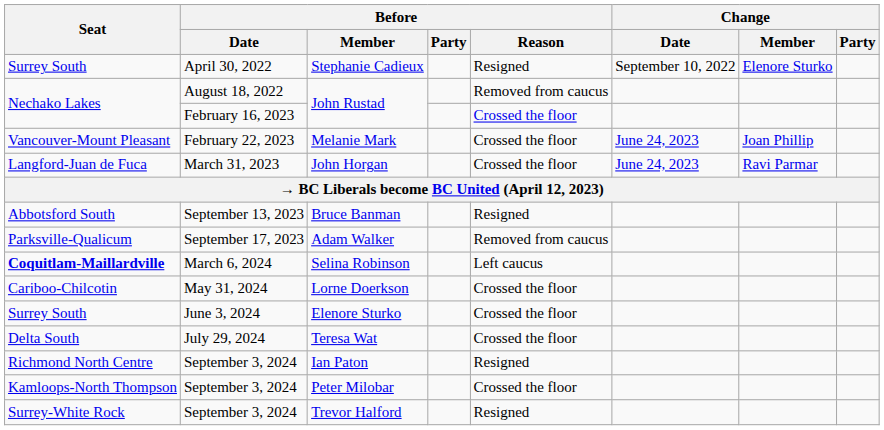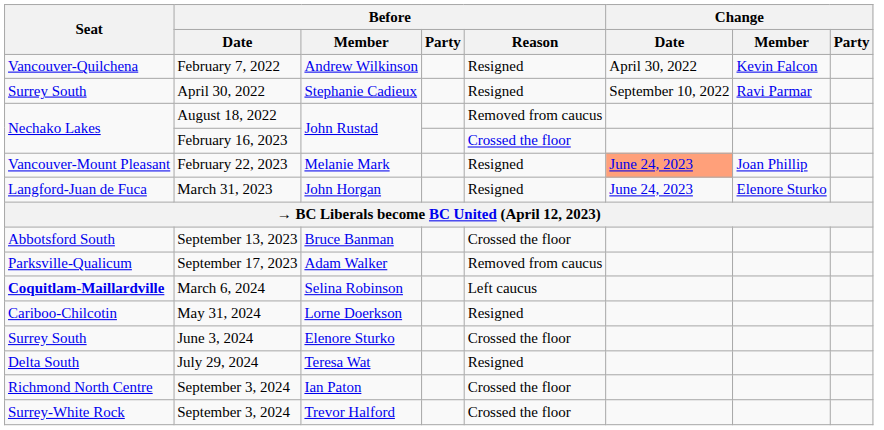+ row: (229, 66)
(788, 66) Elenore Sturko -> (774, 91) Ravi Parmar
(525, 140) Crossed the floor -> (496, 165) Resigned
(657, 140) no background -> (651, 165) lightsalmon background
(525, 165) Crossed the floor -> (496, 190) Resigned
(780, 165) Ravi Parmar -> (782, 190) Elenore Sturko
(501, 214) Resigned -> (519, 239) Crossed the floor
(525, 288) Crossed the floor -> (496, 313) Resigned
(525, 338) Crossed the floor -> (496, 363) Resigned
(501, 363) Resigned -> (519, 387) Crossed the floor
- row: (240, 387)
(501, 412) Resigned -> (519, 412) Crossed the floor
